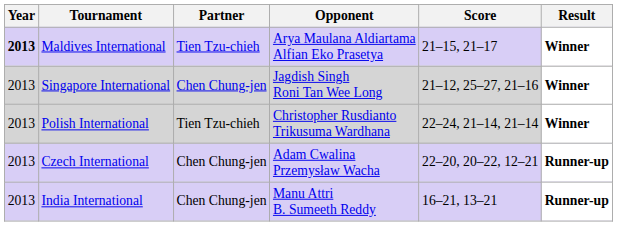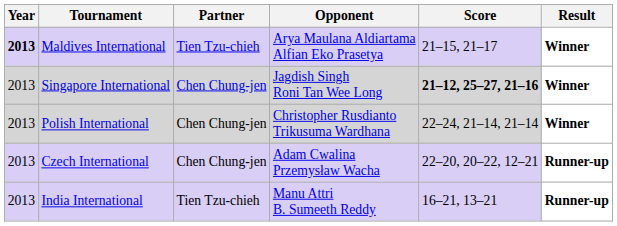(480, 85) normal -> (480, 85) bold
(218, 124) Tien Tzu-chieh -> (222, 124) Chen Chung-jen
(222, 201) Chen Chung-jen -> (218, 201) Tien Tzu-chieh
